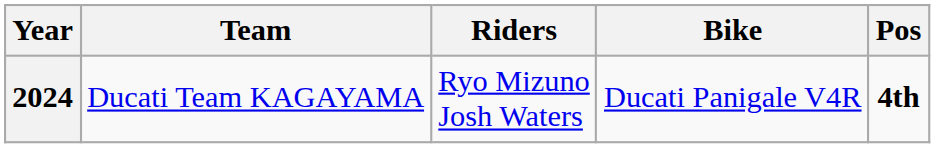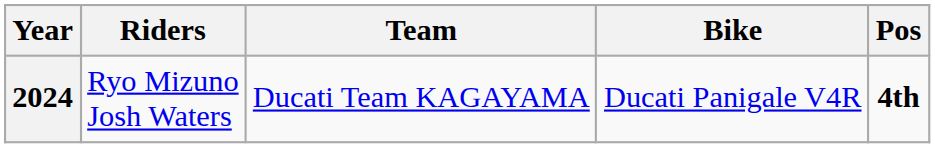columns swapped: (256, 29) <-> (514, 29)
